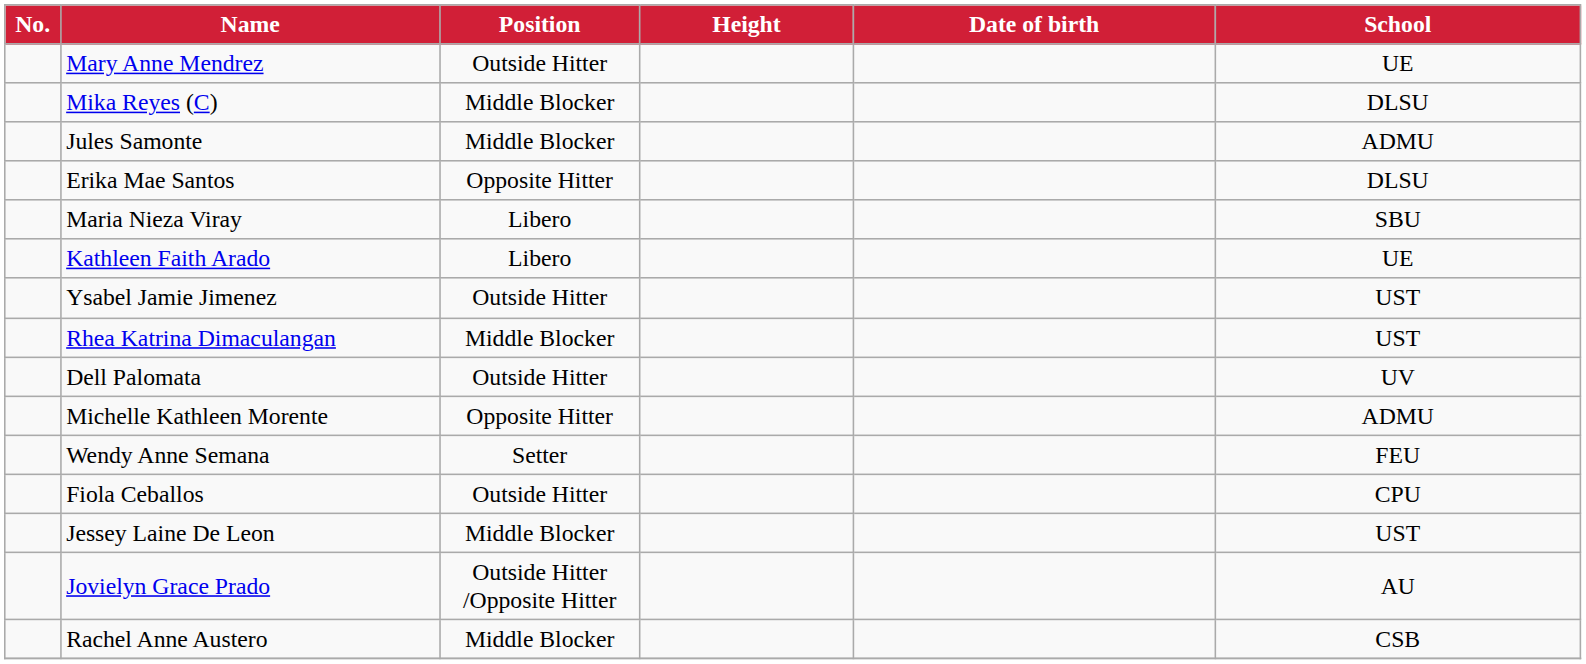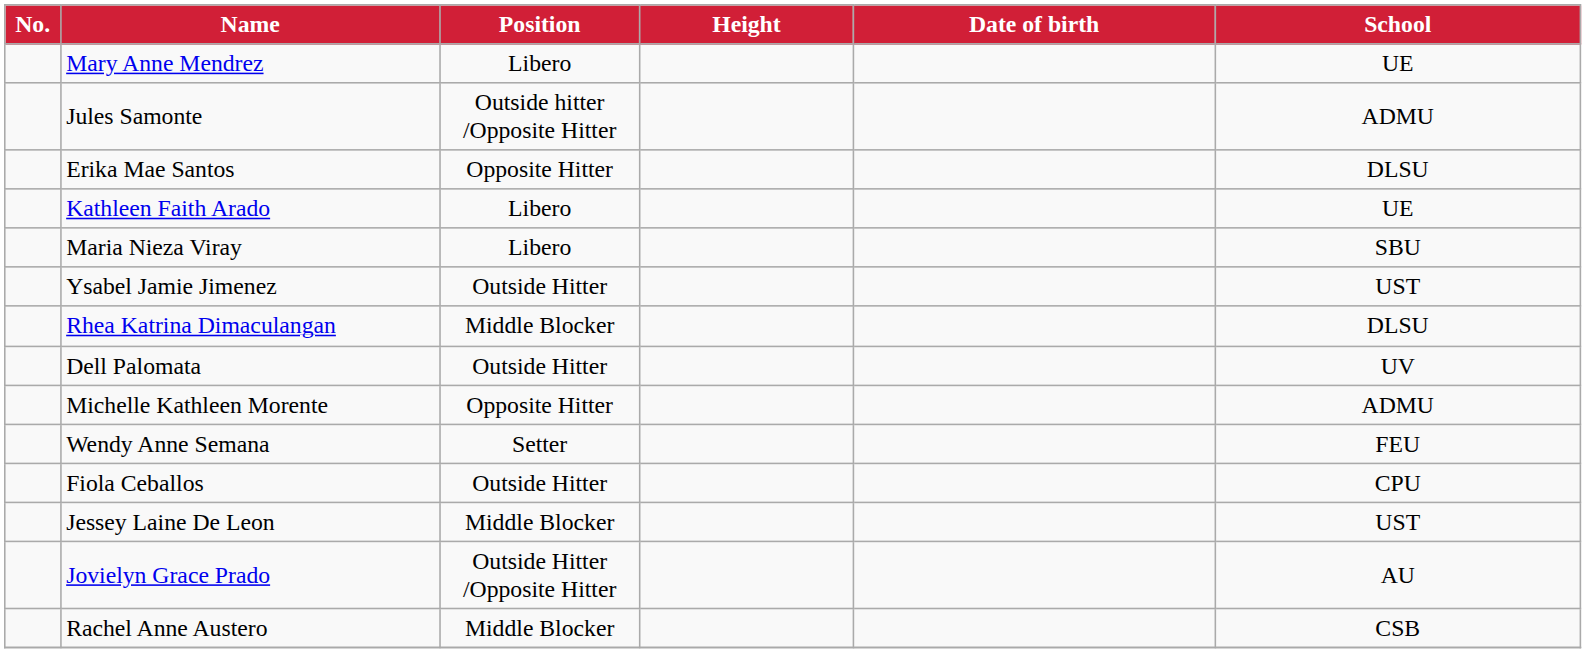(540, 63) Outside Hitter -> (540, 63) Libero
- row: (142, 102)
(540, 141) Middle Blocker -> (540, 116) Outside hitter /Opposite Hitter
rows swapped: (168, 258) <-> (154, 219)
(1398, 337) UST -> (1398, 325) DLSU
